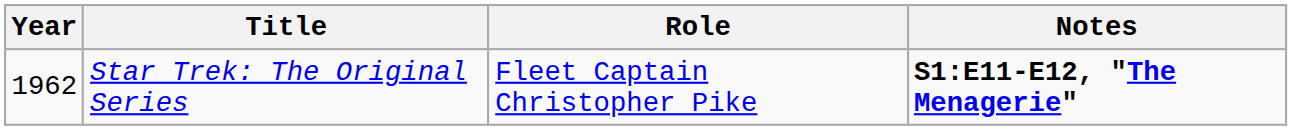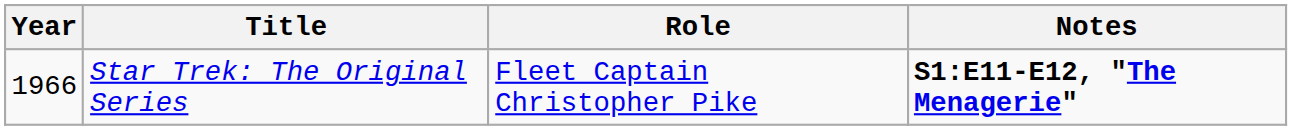(44, 88) 1962 -> (44, 88) 1966
